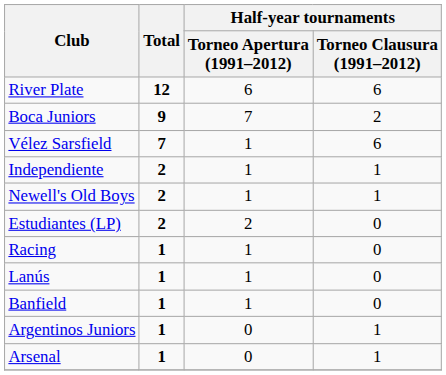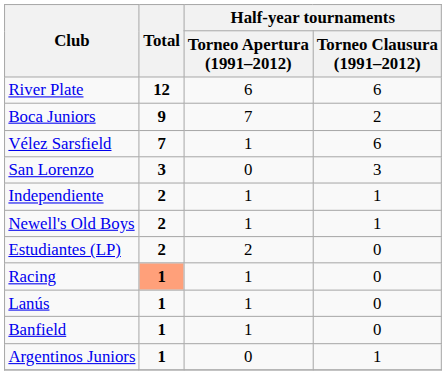+ row: (51, 169)
(162, 249) no background -> (162, 276) lightsalmon background
- row: (35, 356)
